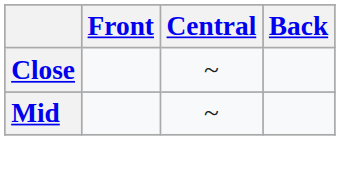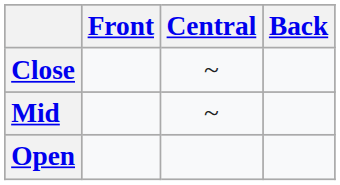+ row: (43, 156)
